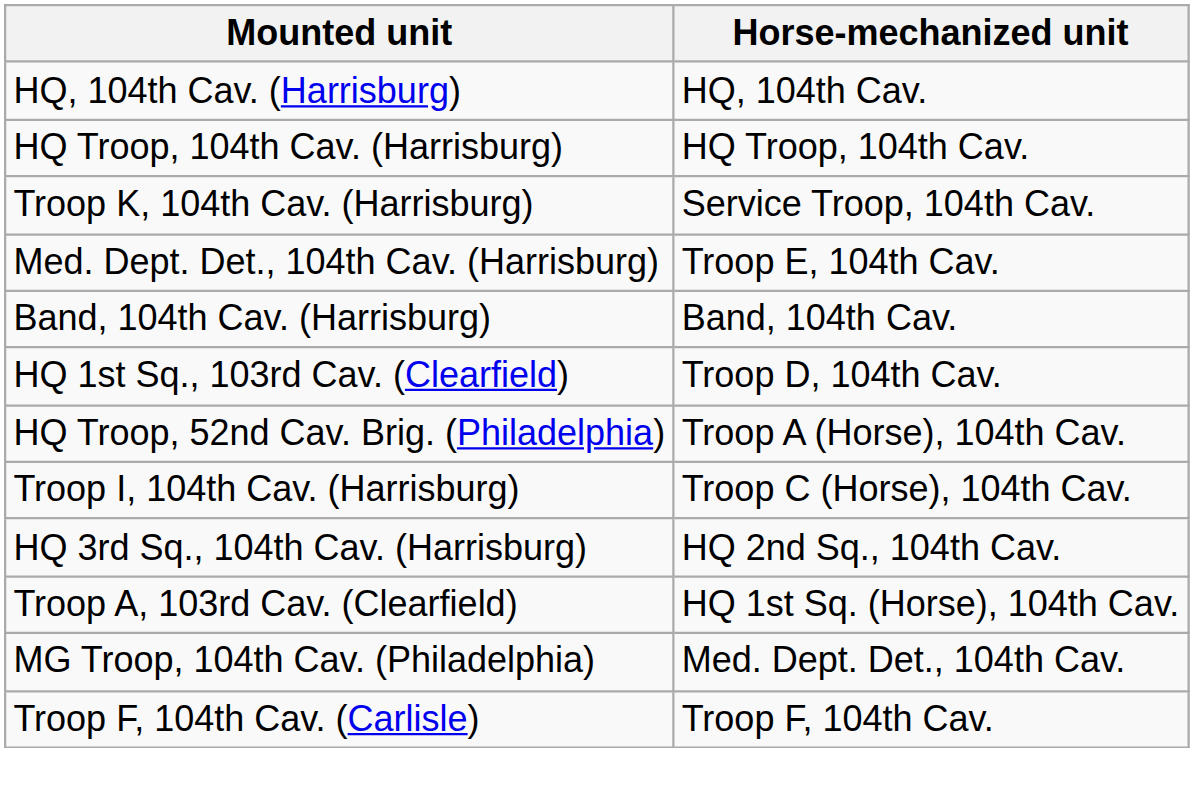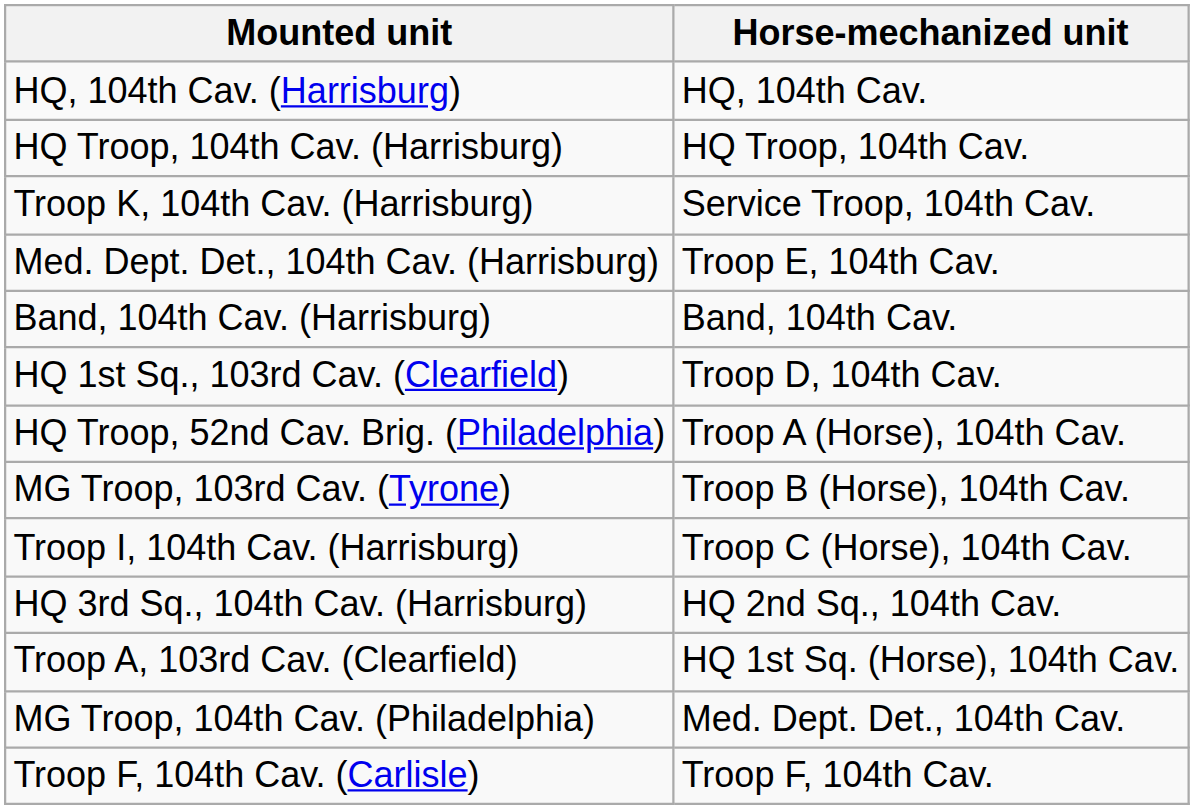+ row: (262, 489)
